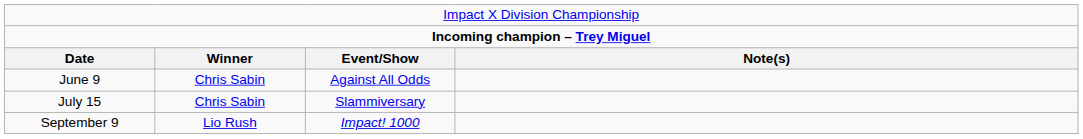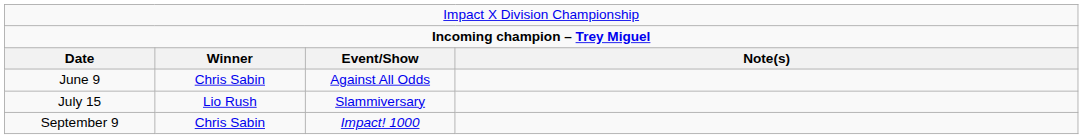(230, 101) Chris Sabin -> (230, 101) Lio Rush
(230, 123) Lio Rush -> (230, 123) Chris Sabin
